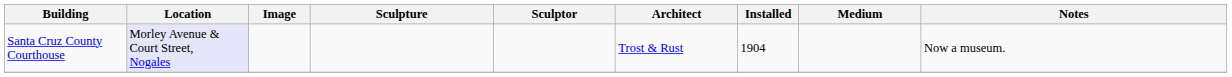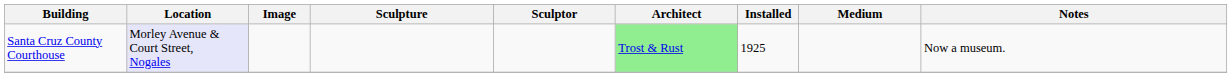(651, 48) no background -> (651, 48) lightgreen background
(753, 48) 1904 -> (753, 48) 1925
